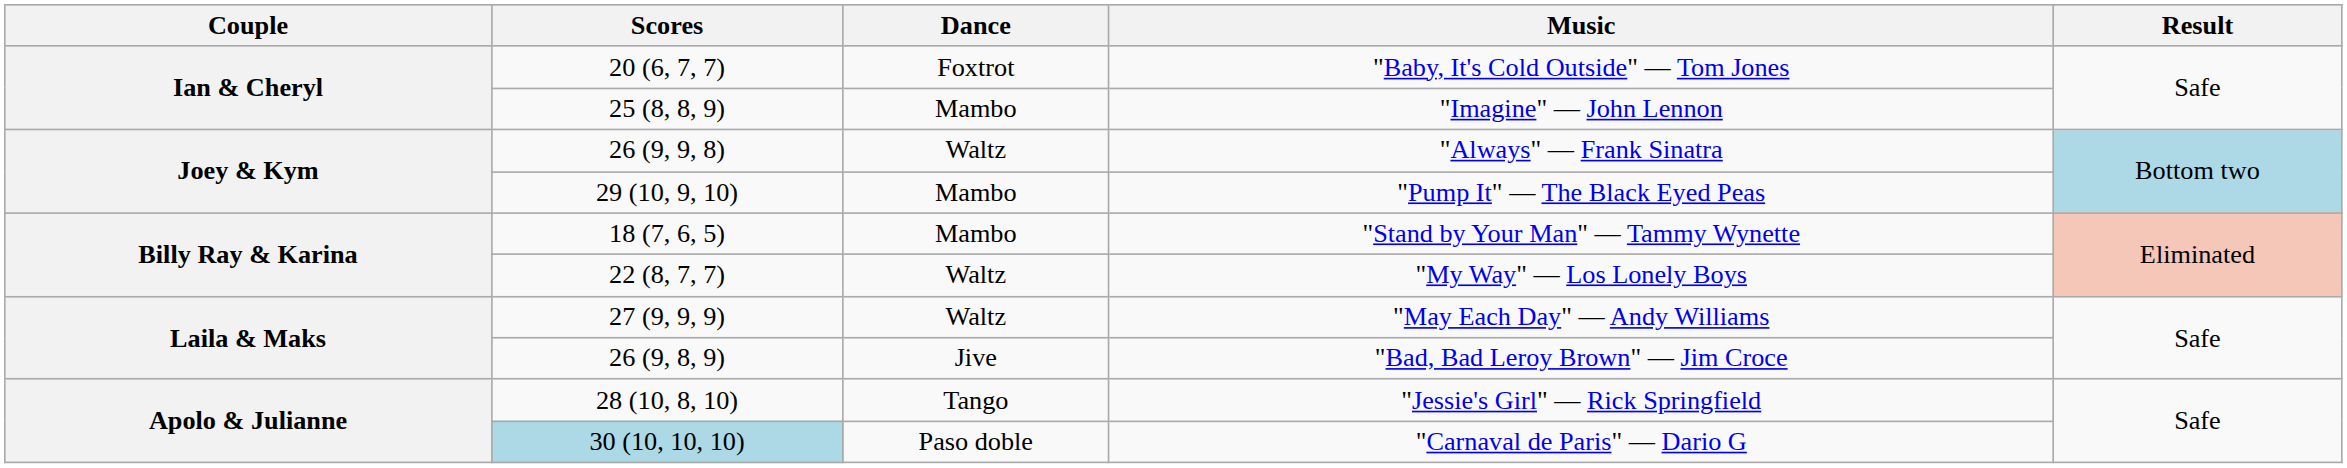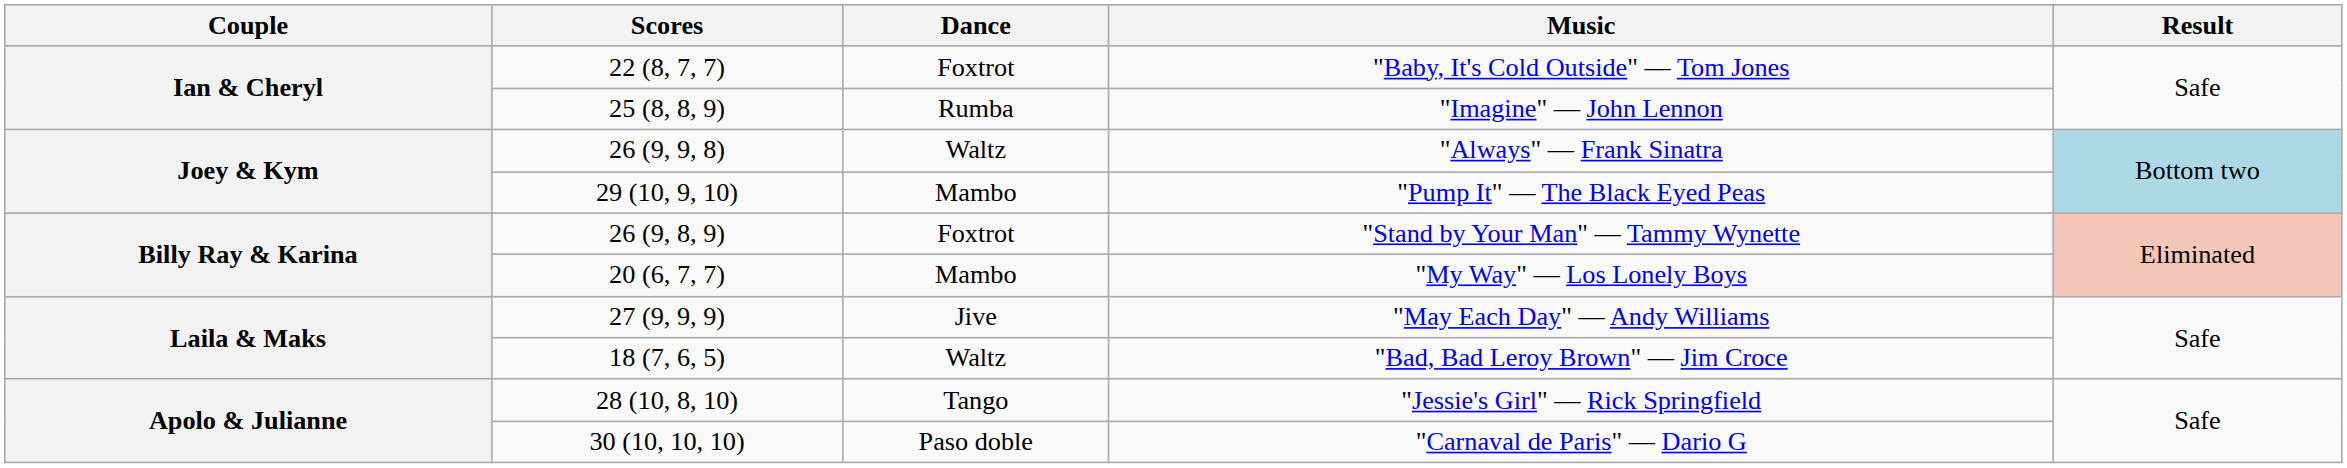(667, 66) 20 (6, 7, 7) -> (667, 66) 22 (8, 7, 7)
(976, 108) Mambo -> (976, 108) Rumba
(667, 233) 18 (7, 6, 5) -> (667, 233) 26 (9, 8, 9)
(976, 233) Mambo -> (976, 233) Foxtrot
(667, 274) 22 (8, 7, 7) -> (667, 274) 20 (6, 7, 7)
(976, 274) Waltz -> (976, 274) Mambo
(976, 316) Waltz -> (976, 316) Jive
(667, 358) 26 (9, 8, 9) -> (667, 358) 18 (7, 6, 5)
(976, 358) Jive -> (976, 358) Waltz
(667, 441) lightblue background -> (667, 441) no background
